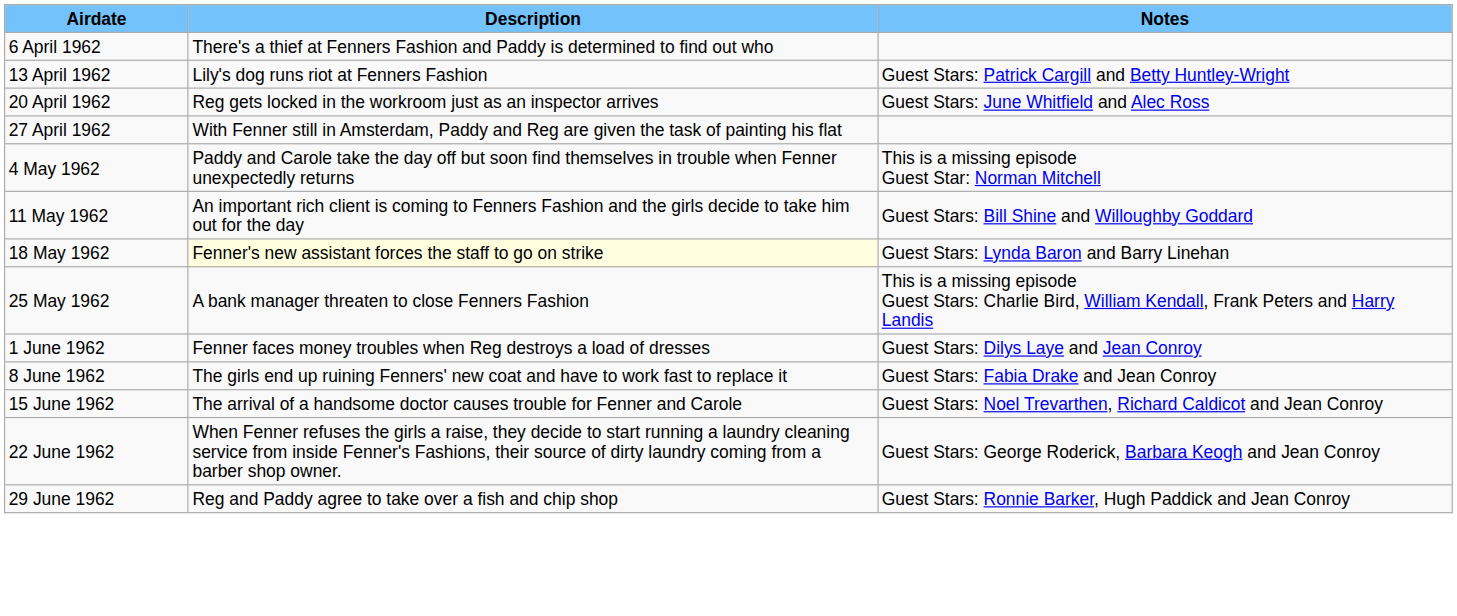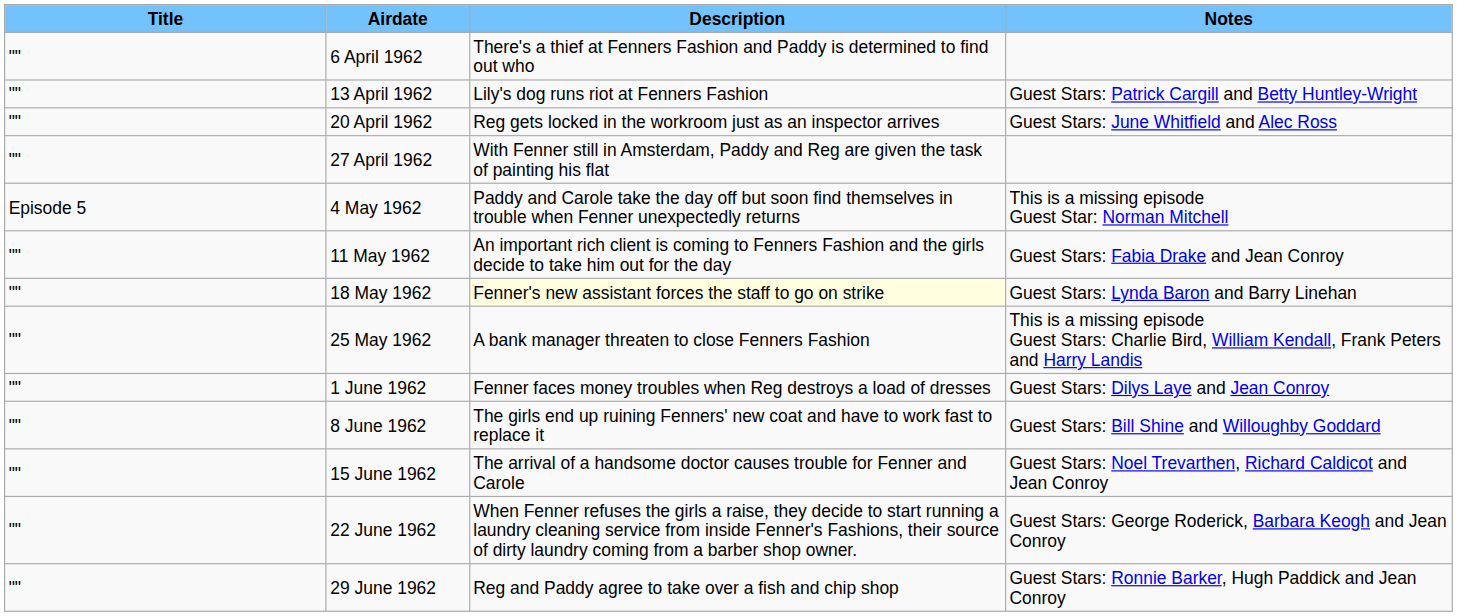+ column: (165, 19)
(1067, 215) Guest Stars: Bill Shine and Willoughby Goddard -> (1177, 255) Guest Stars: Fabia Drake and Jean Conroy
(1049, 376) Guest Stars: Fabia Drake and Jean Conroy -> (1195, 425) Guest Stars: Bill Shine and Willoughby Goddard
